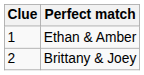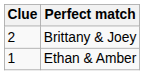rows swapped: (90, 37) <-> (90, 59)
